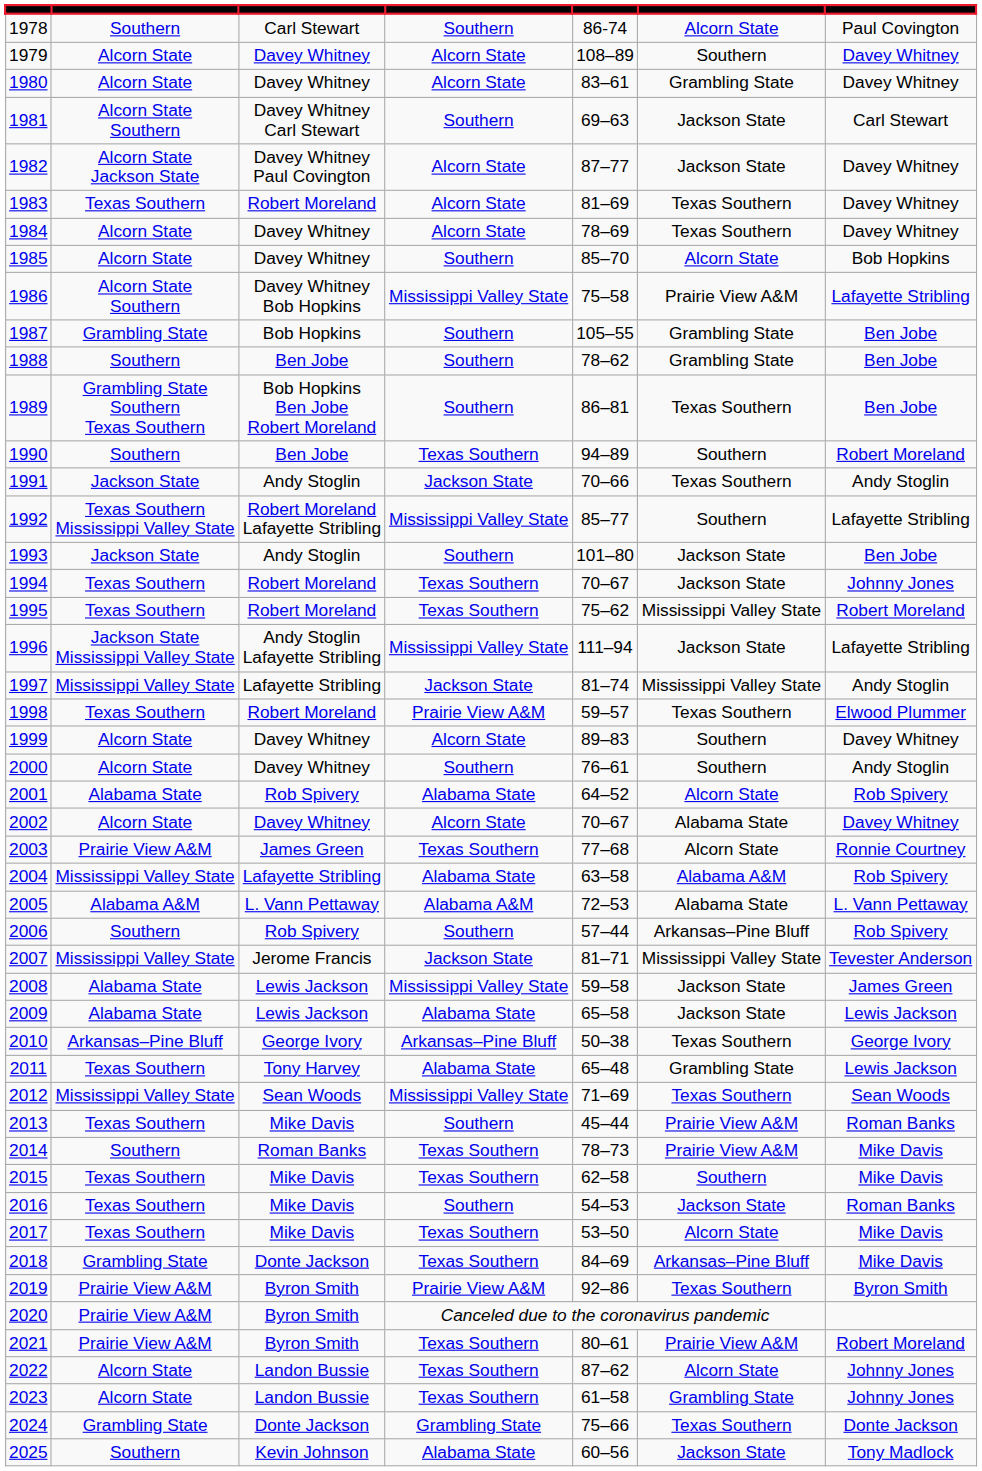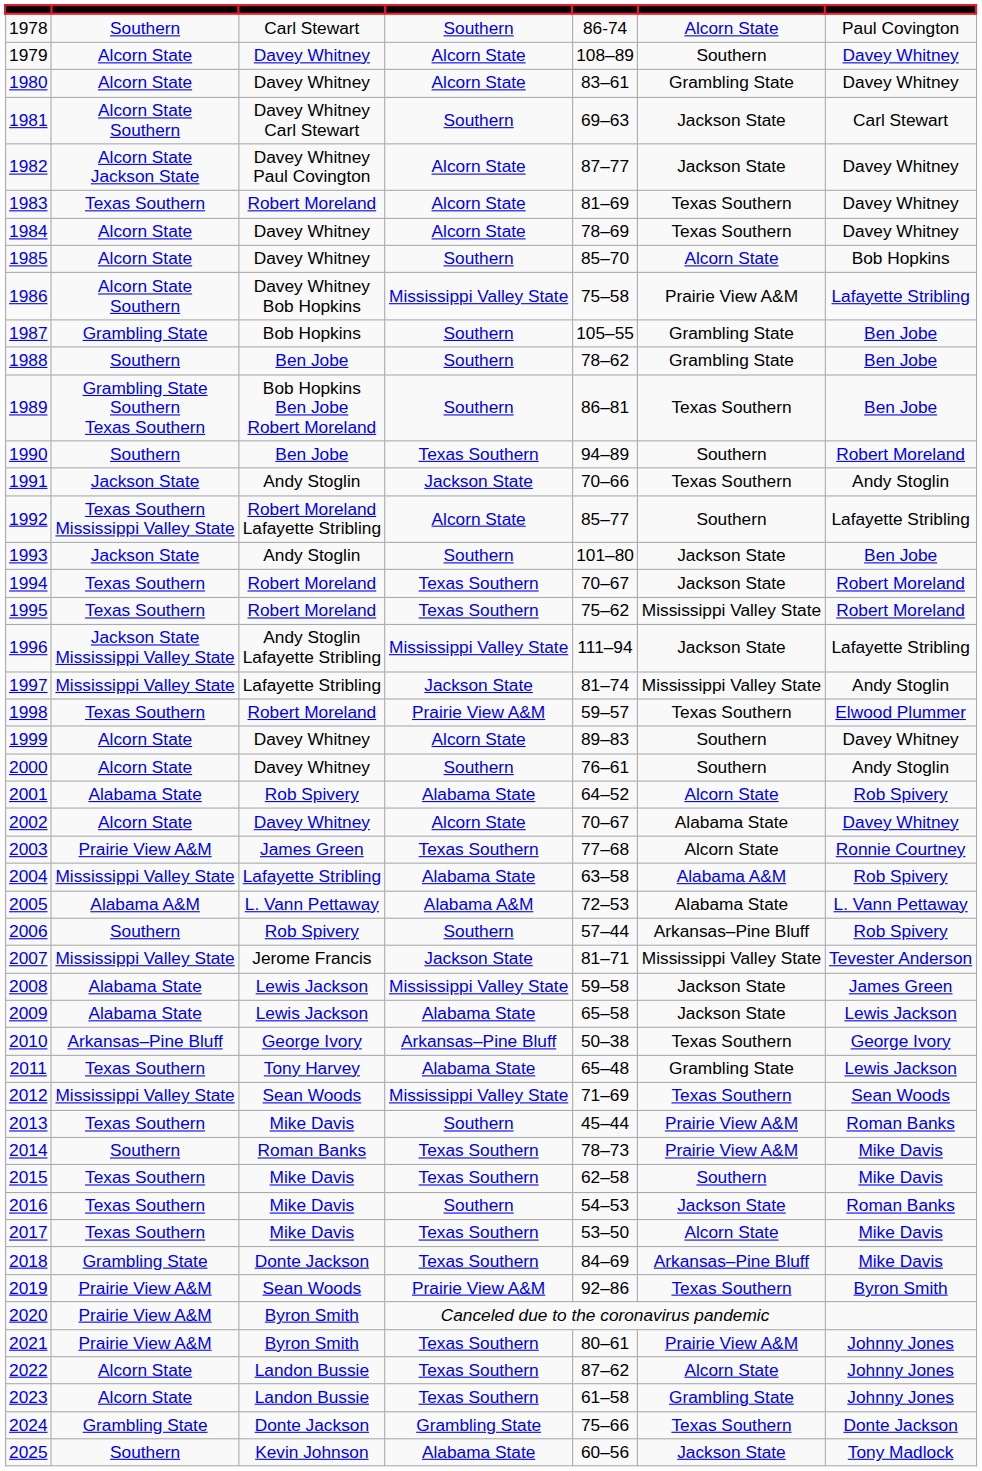(479, 518) Mississippi Valley State -> (479, 518) Alcorn State
(901, 583) Johnny Jones -> (901, 583) Robert Moreland
(312, 1288) Byron Smith -> (312, 1288) Sean Woods
(901, 1342) Robert Moreland -> (901, 1342) Johnny Jones
